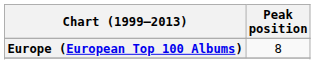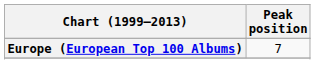(278, 48) 8 -> (278, 48) 7
